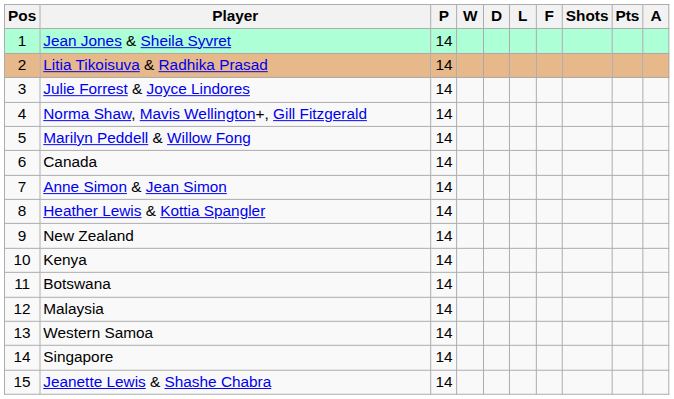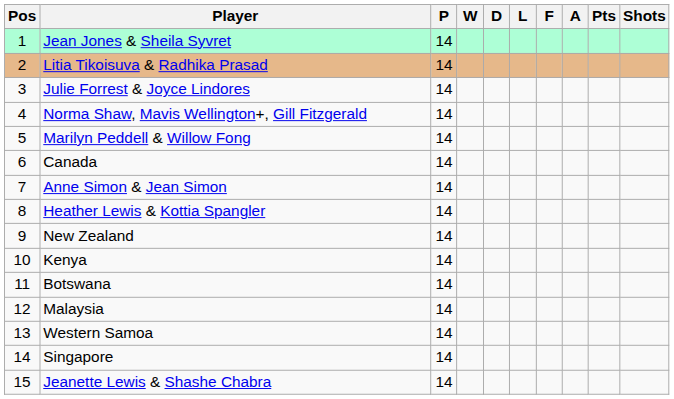columns swapped: (656, 16) <-> (587, 16)
